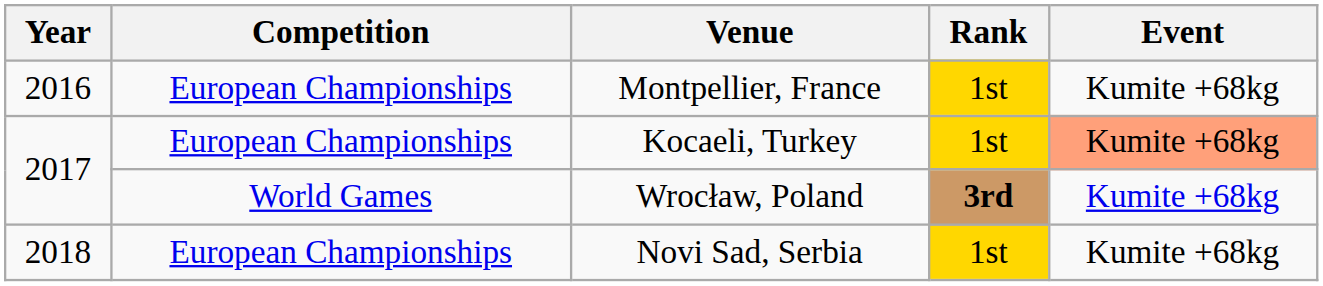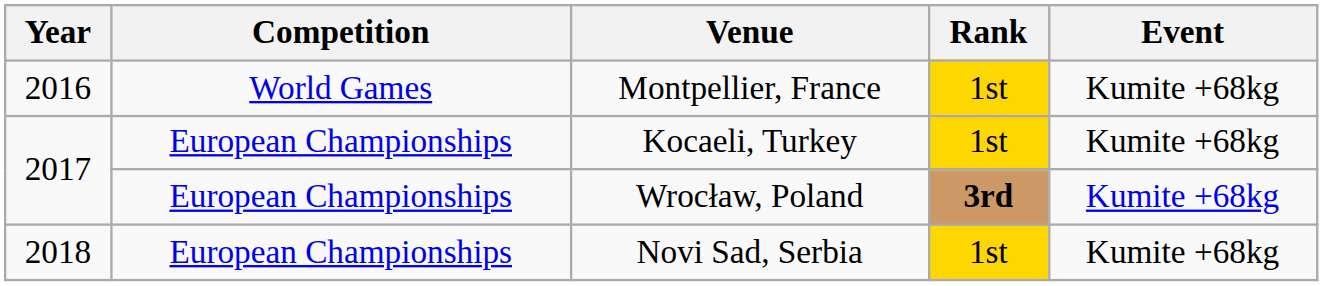(341, 87) European Championships -> (341, 87) World Games
(1183, 142) lightsalmon background -> (1183, 142) no background
(341, 196) World Games -> (341, 196) European Championships
